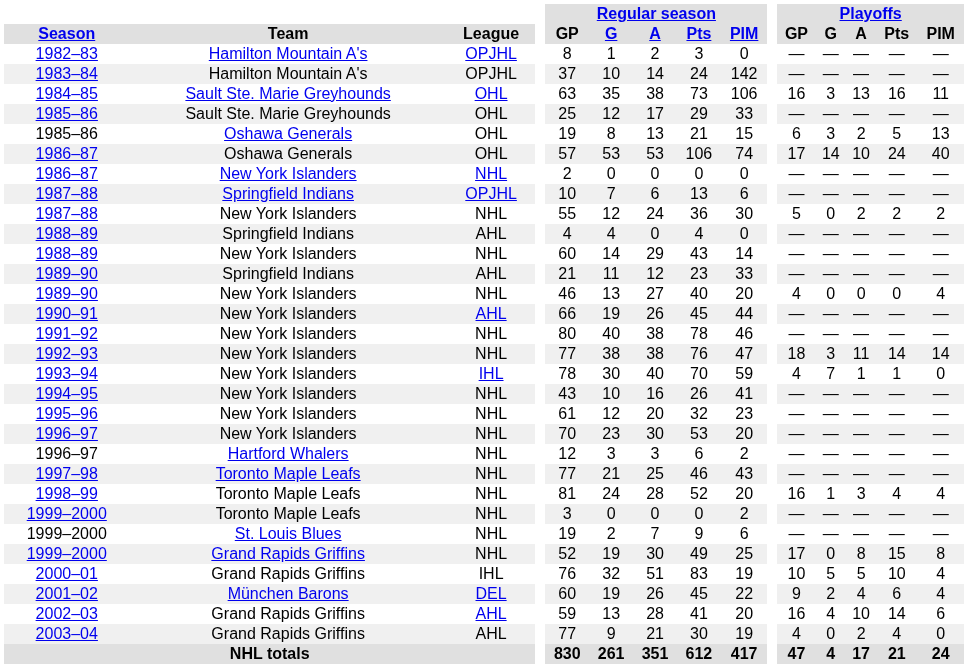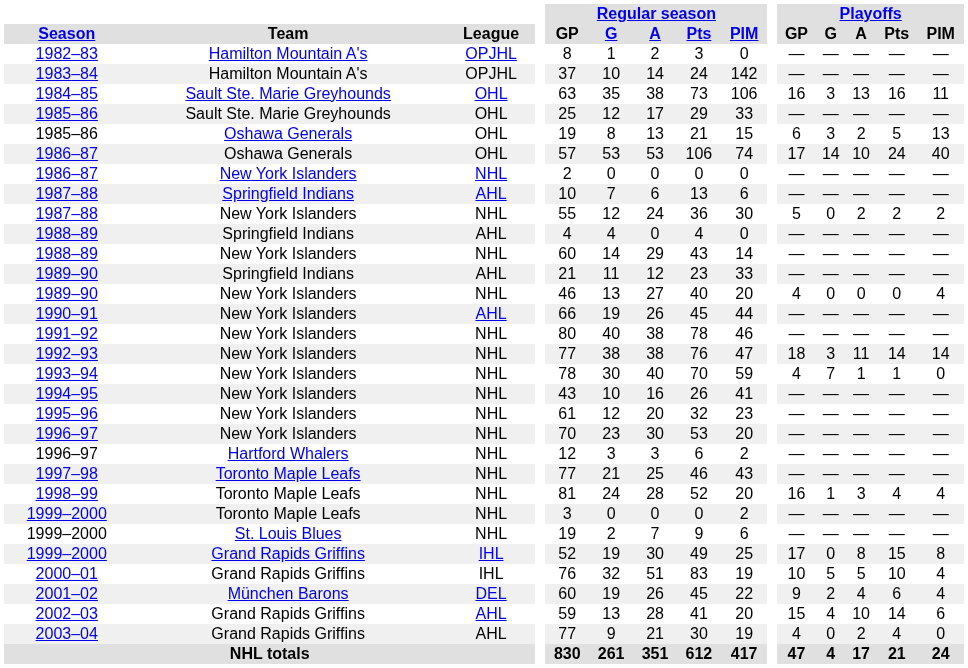(491, 194) OPJHL -> (491, 194) AHL
(491, 374) IHL -> (491, 374) NHL
(491, 554) NHL -> (491, 554) IHL
(796, 614) 16 -> (796, 614) 15
